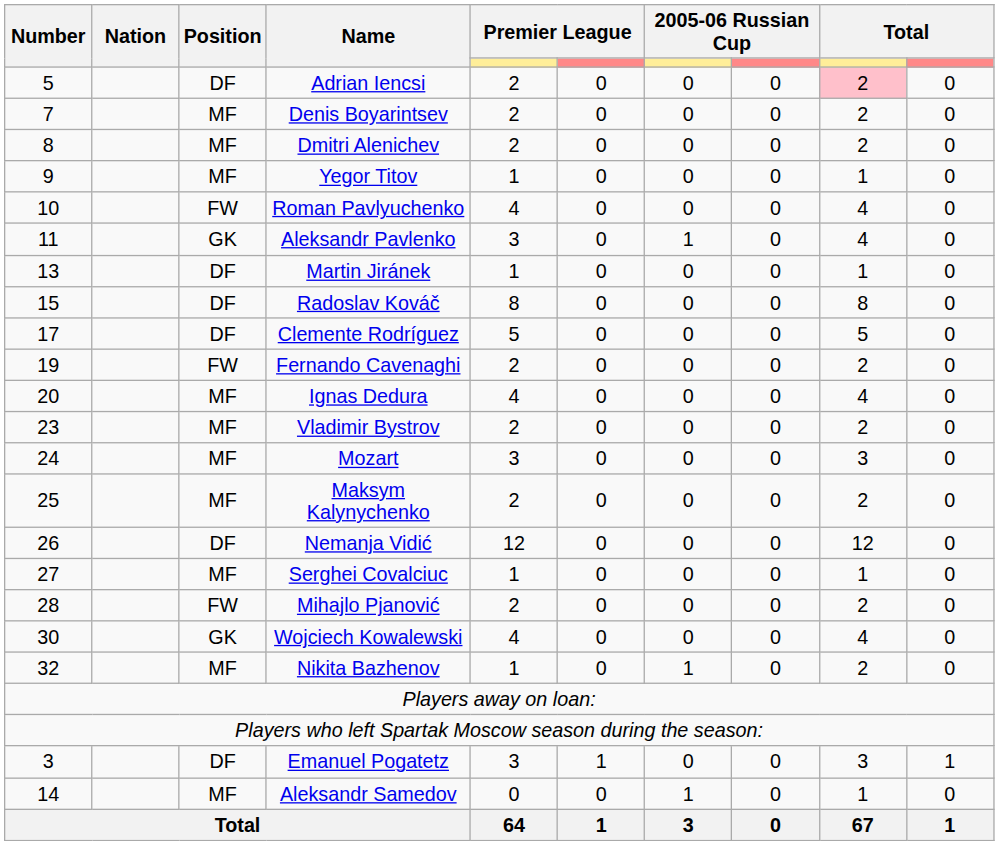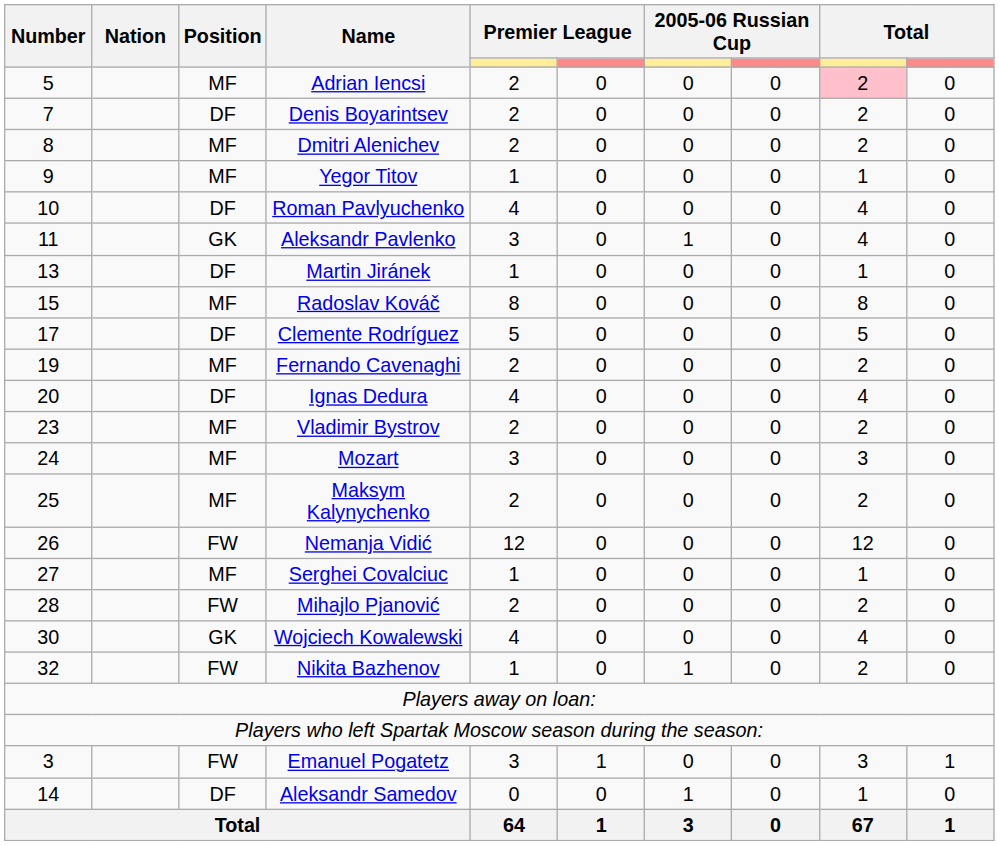(223, 83) DF -> (223, 83) MF
(223, 114) MF -> (223, 114) DF
(223, 208) FW -> (223, 208) DF
(223, 302) DF -> (223, 302) MF
(223, 365) FW -> (223, 365) MF
(223, 396) MF -> (223, 396) DF
(223, 543) DF -> (223, 543) FW
(223, 668) MF -> (223, 668) FW
(223, 762) DF -> (223, 762) FW
(223, 793) MF -> (223, 793) DF
